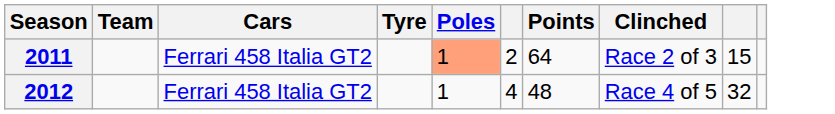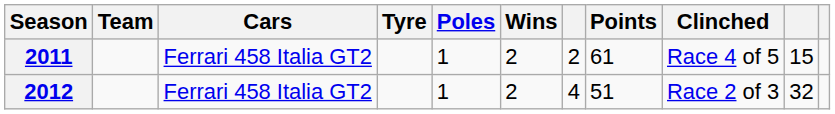+ column: (531, 21)
(443, 56) lightsalmon background -> (443, 56) no background
(540, 56) 64 -> (602, 56) 61
(661, 56) Race 2 of 3 -> (723, 56) Race 4 of 5
(540, 91) 48 -> (602, 91) 51
(661, 91) Race 4 of 5 -> (723, 91) Race 2 of 3
